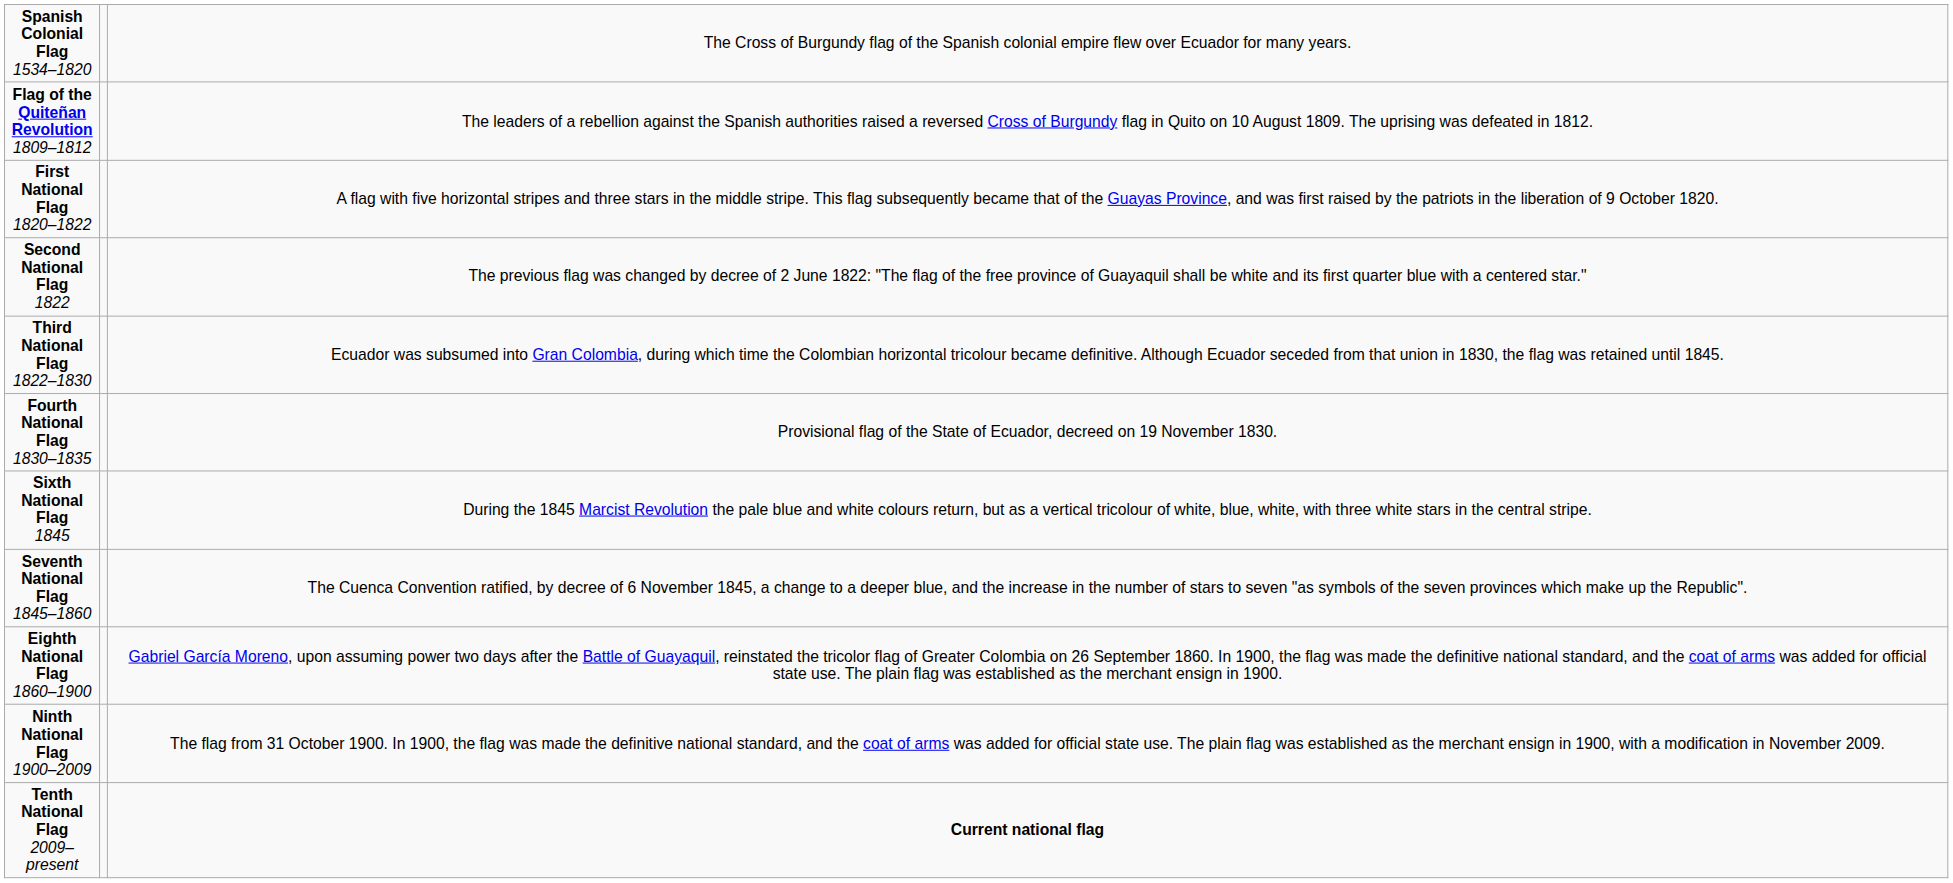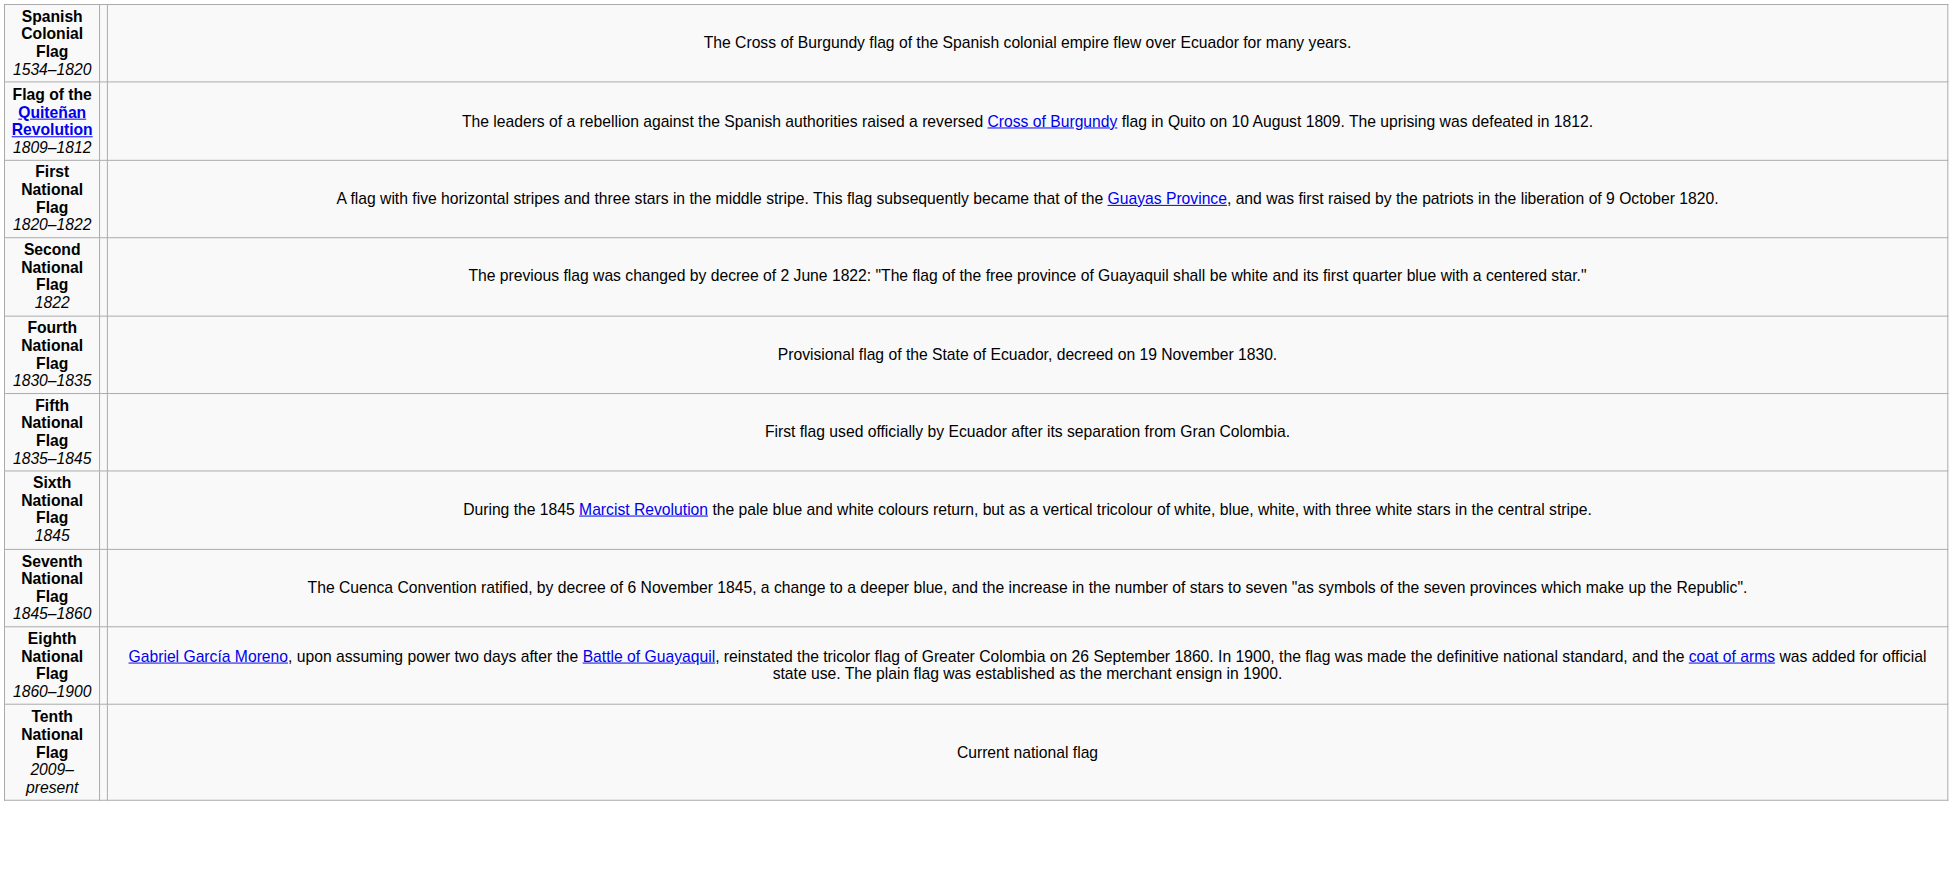- row: (52, 354)
+ row: (52, 432)
- row: (52, 743)
(1027, 830) bold -> (1027, 752) normal
